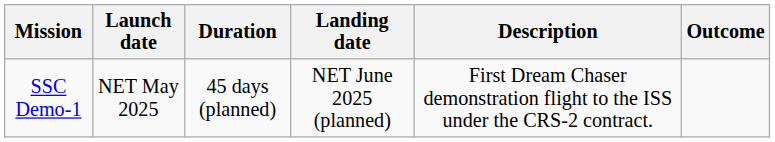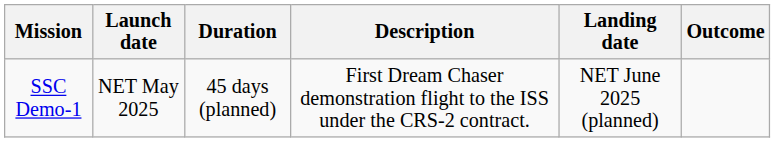columns swapped: (352, 31) <-> (548, 31)
